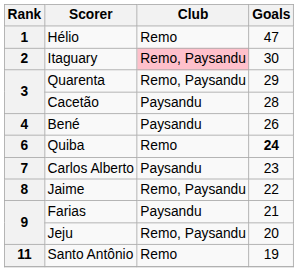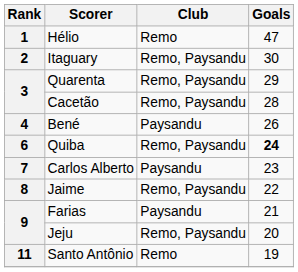(193, 59) pink background -> (193, 59) no background
(171, 102) Paysandu -> (193, 102) Remo, Paysandu
(159, 146) Remo -> (193, 146) Remo, Paysandu
